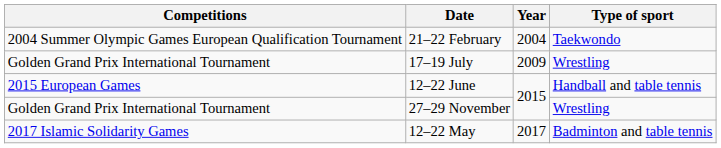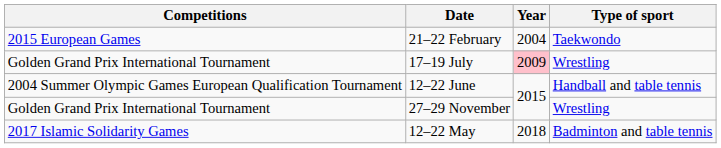(205, 39) 2004 Summer Olympic Games European Qualification Tournament -> (74, 39) 2015 European Games
(531, 62) no background -> (531, 62) pink background
(74, 85) 2015 European Games -> (205, 85) 2004 Summer Olympic Games European Qualification Tournament
(531, 131) 2017 -> (531, 131) 2018
